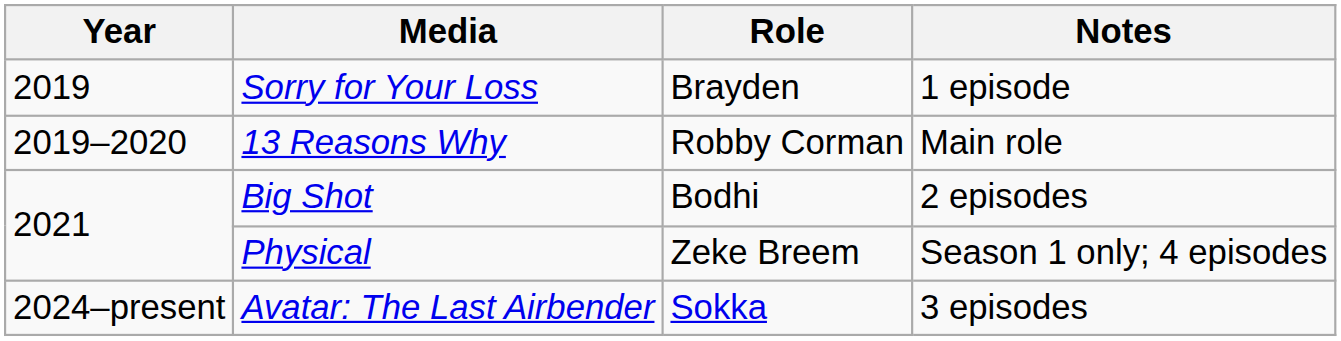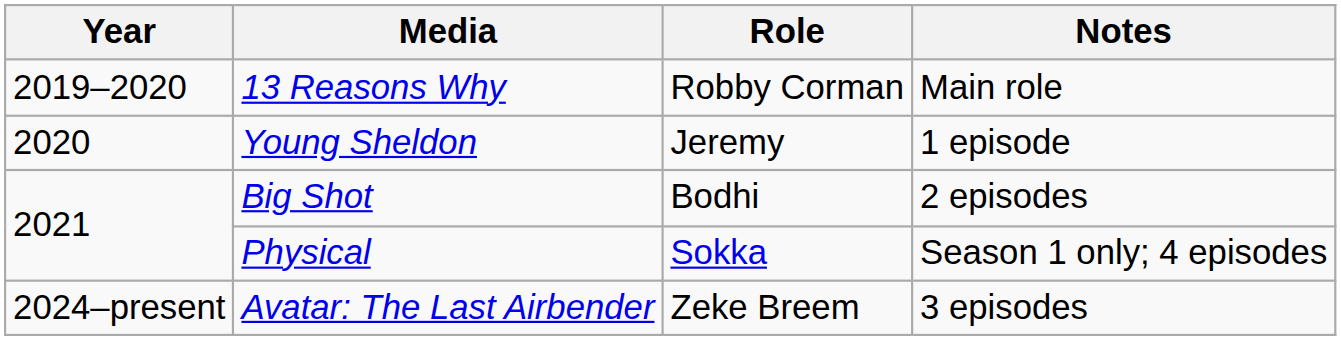- row: (390, 87)
+ row: (359, 142)
(765, 252) Zeke Breem -> (719, 252) Sokka
(719, 307) Sokka -> (765, 307) Zeke Breem
